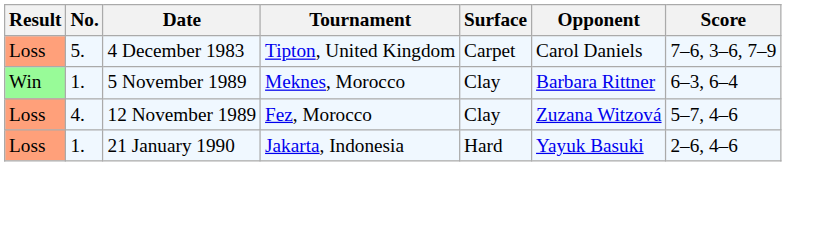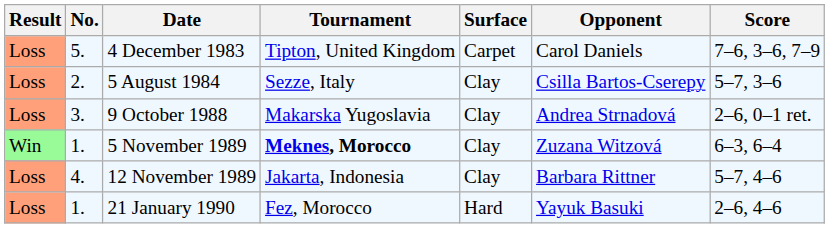+ row: (164, 82)
+ row: (167, 113)
(335, 82) normal -> (338, 144) bold
(596, 82) Barbara Rittner -> (599, 144) Zuzana Witzová
(319, 113) Fez, Morocco -> (335, 175) Jakarta, Indonesia
(599, 113) Zuzana Witzová -> (596, 175) Barbara Rittner
(335, 144) Jakarta, Indonesia -> (319, 207) Fez, Morocco
